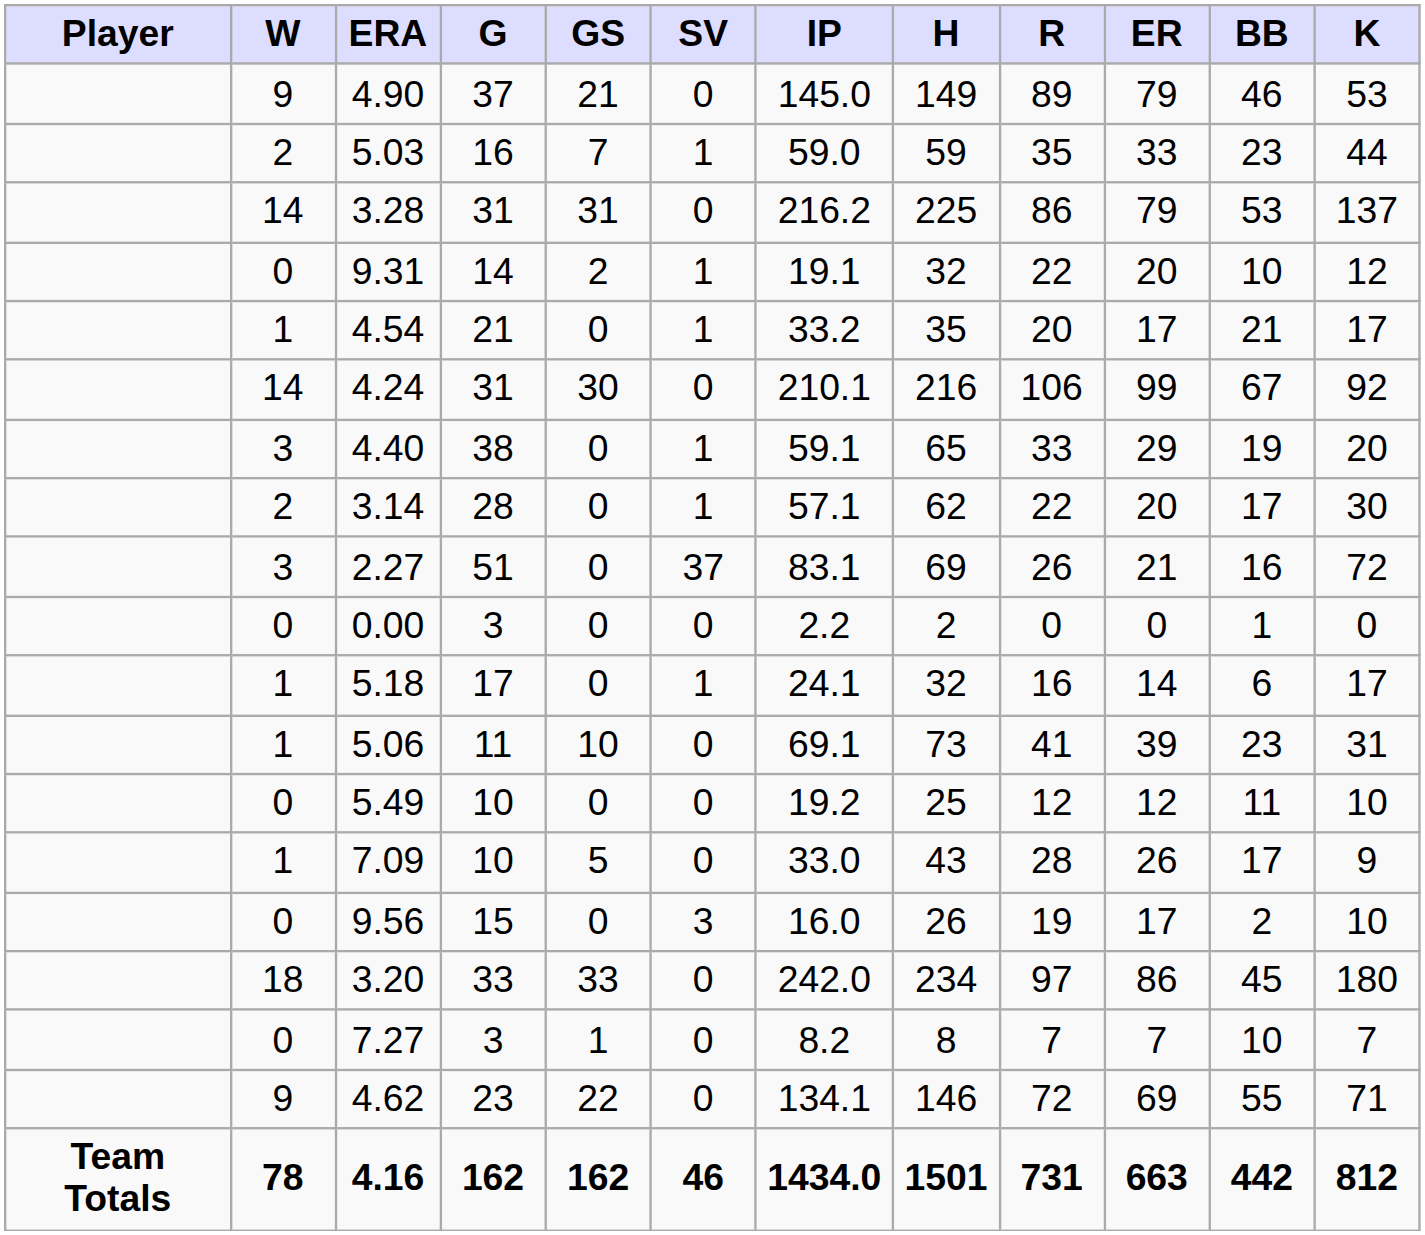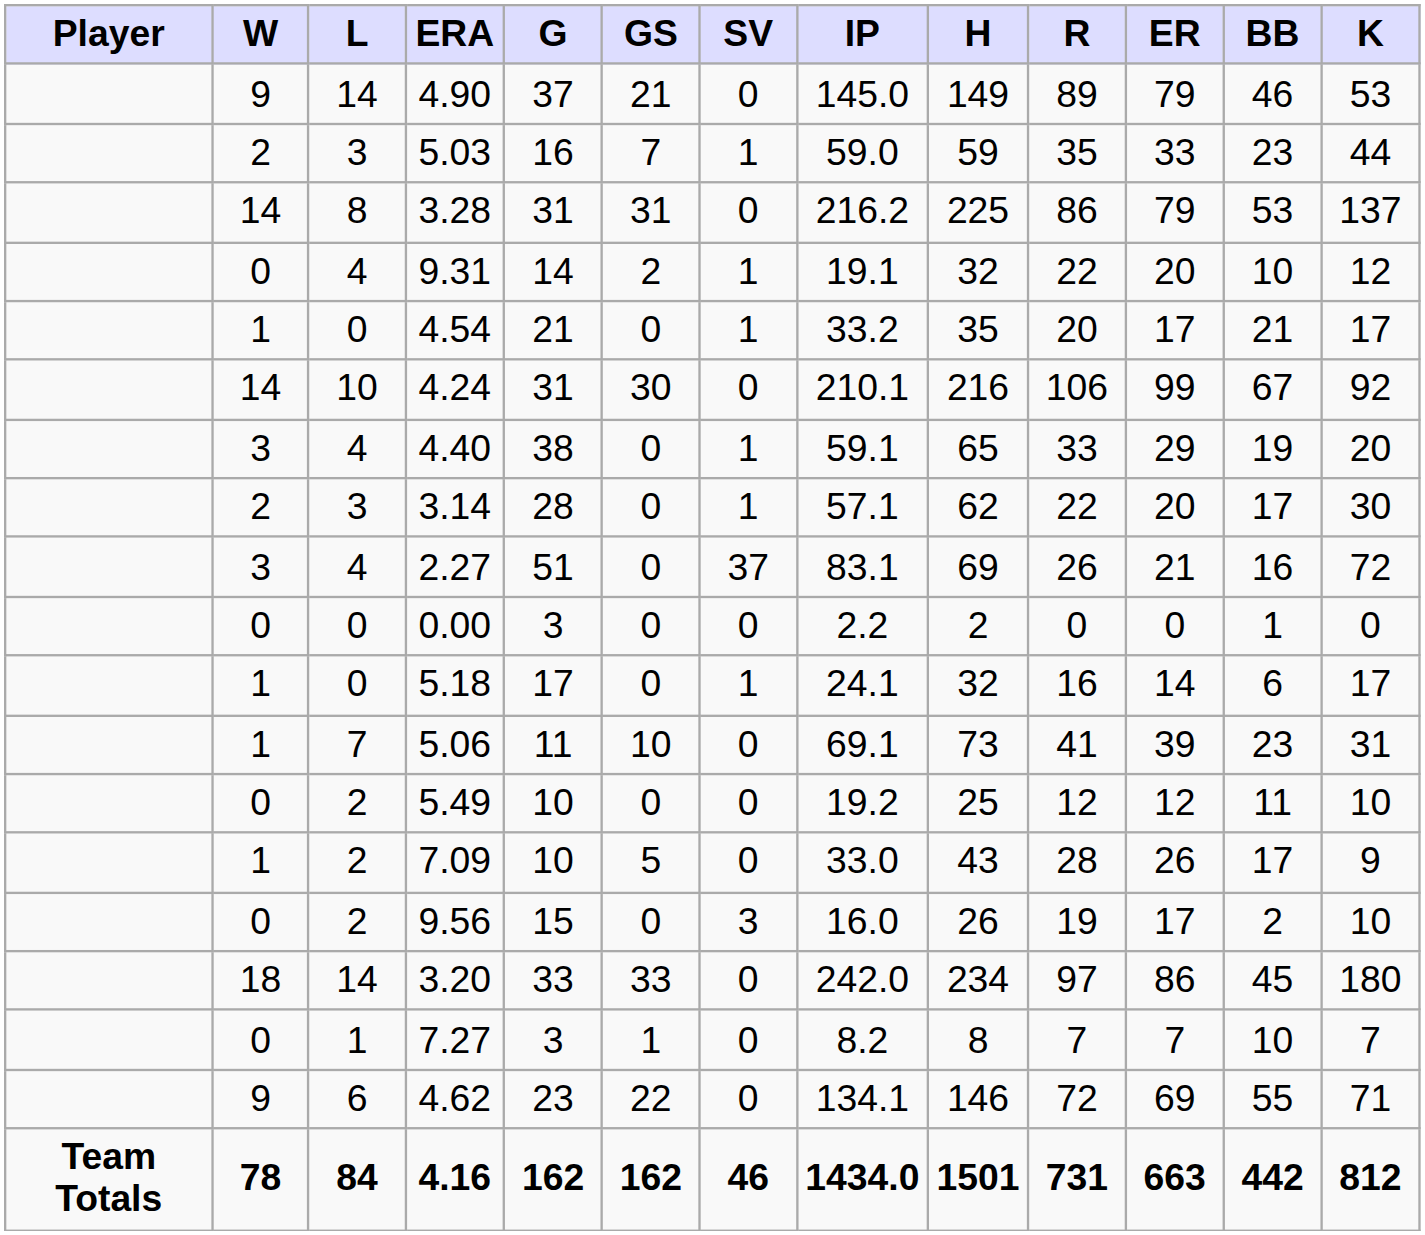+ column: (357, 34)
